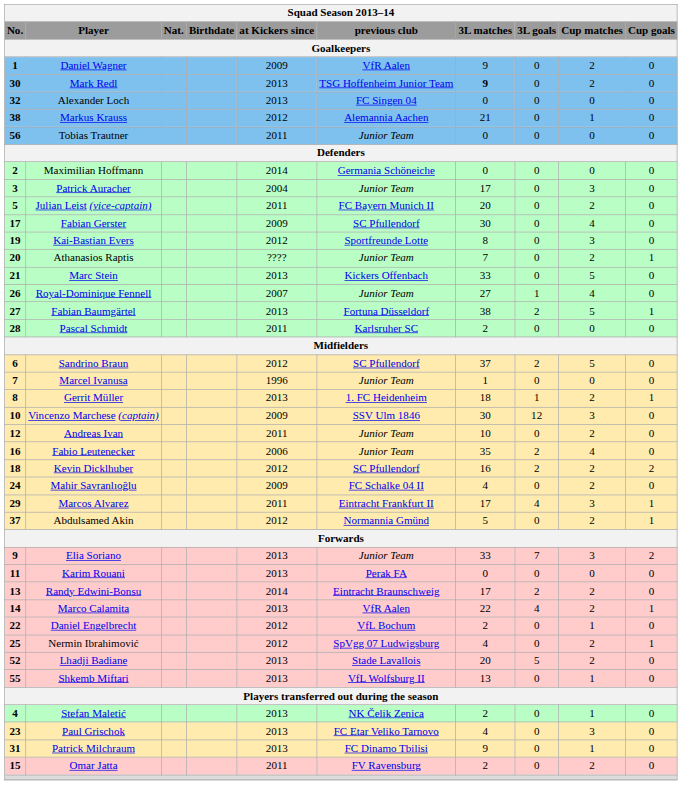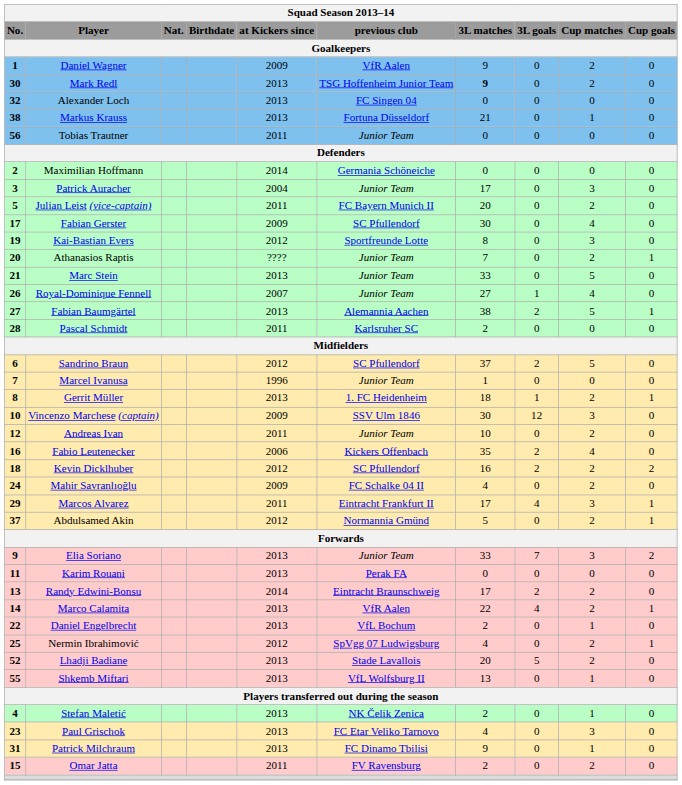(277, 118) 2012 -> (277, 118) 2013
(386, 118) Alemannia Aachen -> (386, 118) Fortuna Düsseldorf
(386, 275) Kickers Offenbach -> (386, 275) Junior Team
(386, 310) Fortuna Düsseldorf -> (386, 310) Alemannia Aachen
(386, 450) Junior Team -> (386, 450) Kickers Offenbach
(277, 626) 2012 -> (277, 626) 2013
